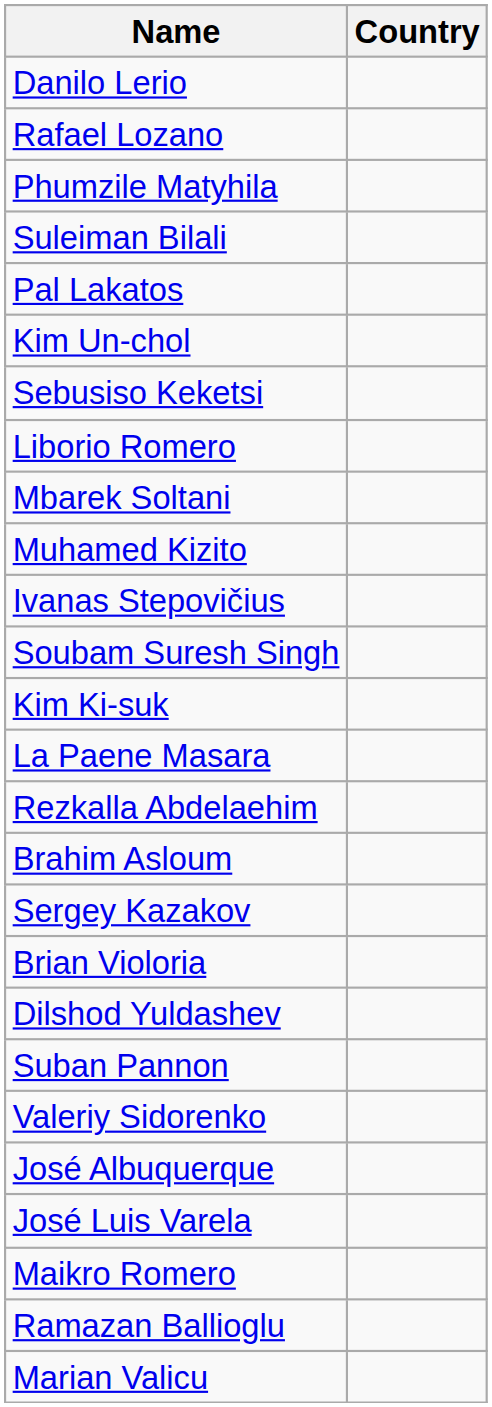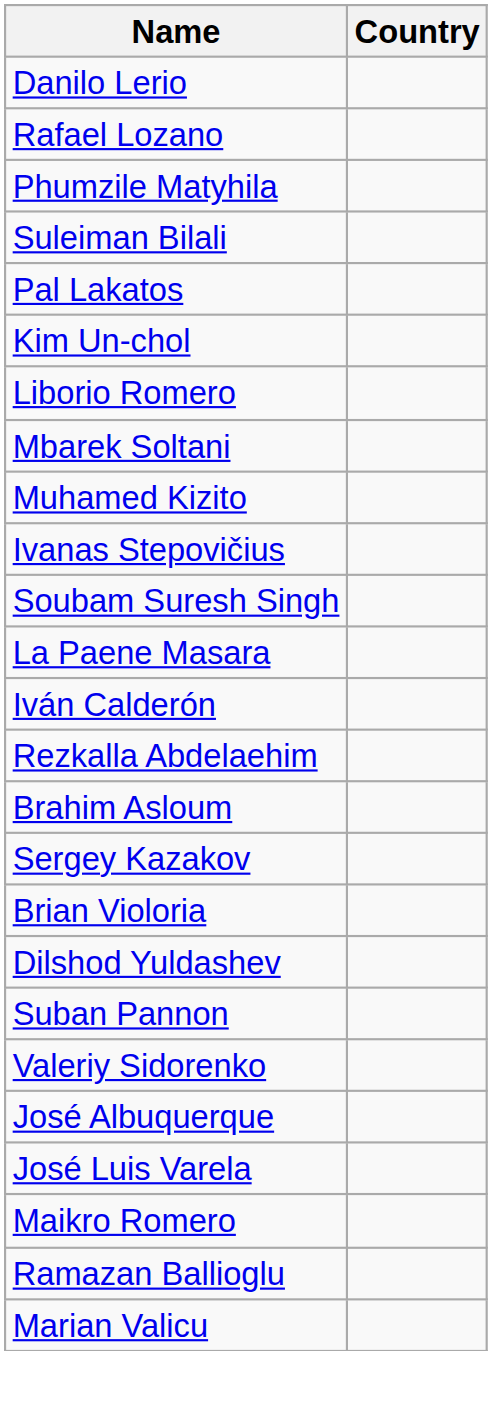- row: (138, 393)
- row: (91, 704)
+ row: (114, 704)
